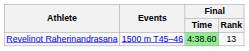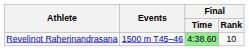(231, 39) 13 -> (231, 39) 10
